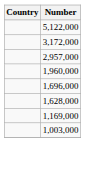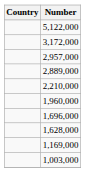+ row: (61, 71)
+ row: (61, 86)
